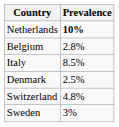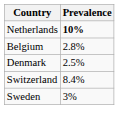- row: (16, 63)
(74, 96) 4.8% -> (74, 79) 8.4%
